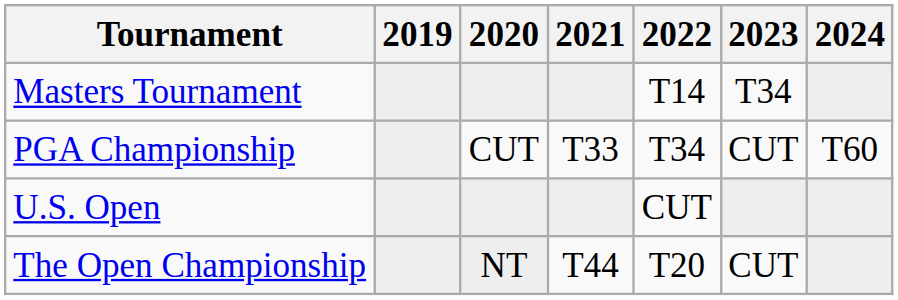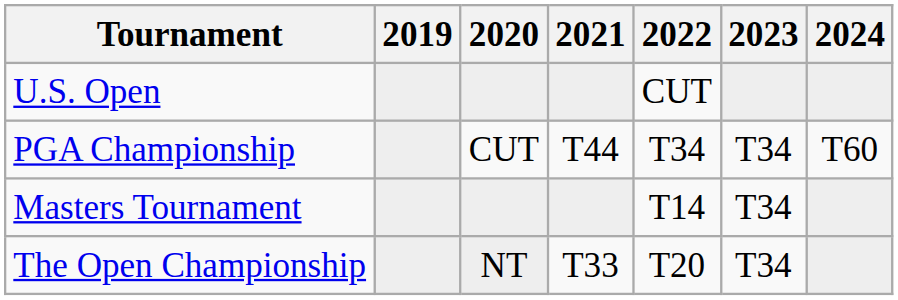rows swapped: (157, 91) <-> (87, 207)
(590, 149) T33 -> (590, 149) T44
(763, 149) CUT -> (763, 149) T34
(590, 265) T44 -> (590, 265) T33
(763, 265) CUT -> (763, 265) T34
